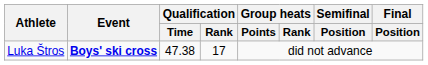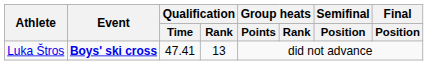(180, 51) 47.38 -> (180, 51) 47.41
(219, 51) 17 -> (219, 51) 13
